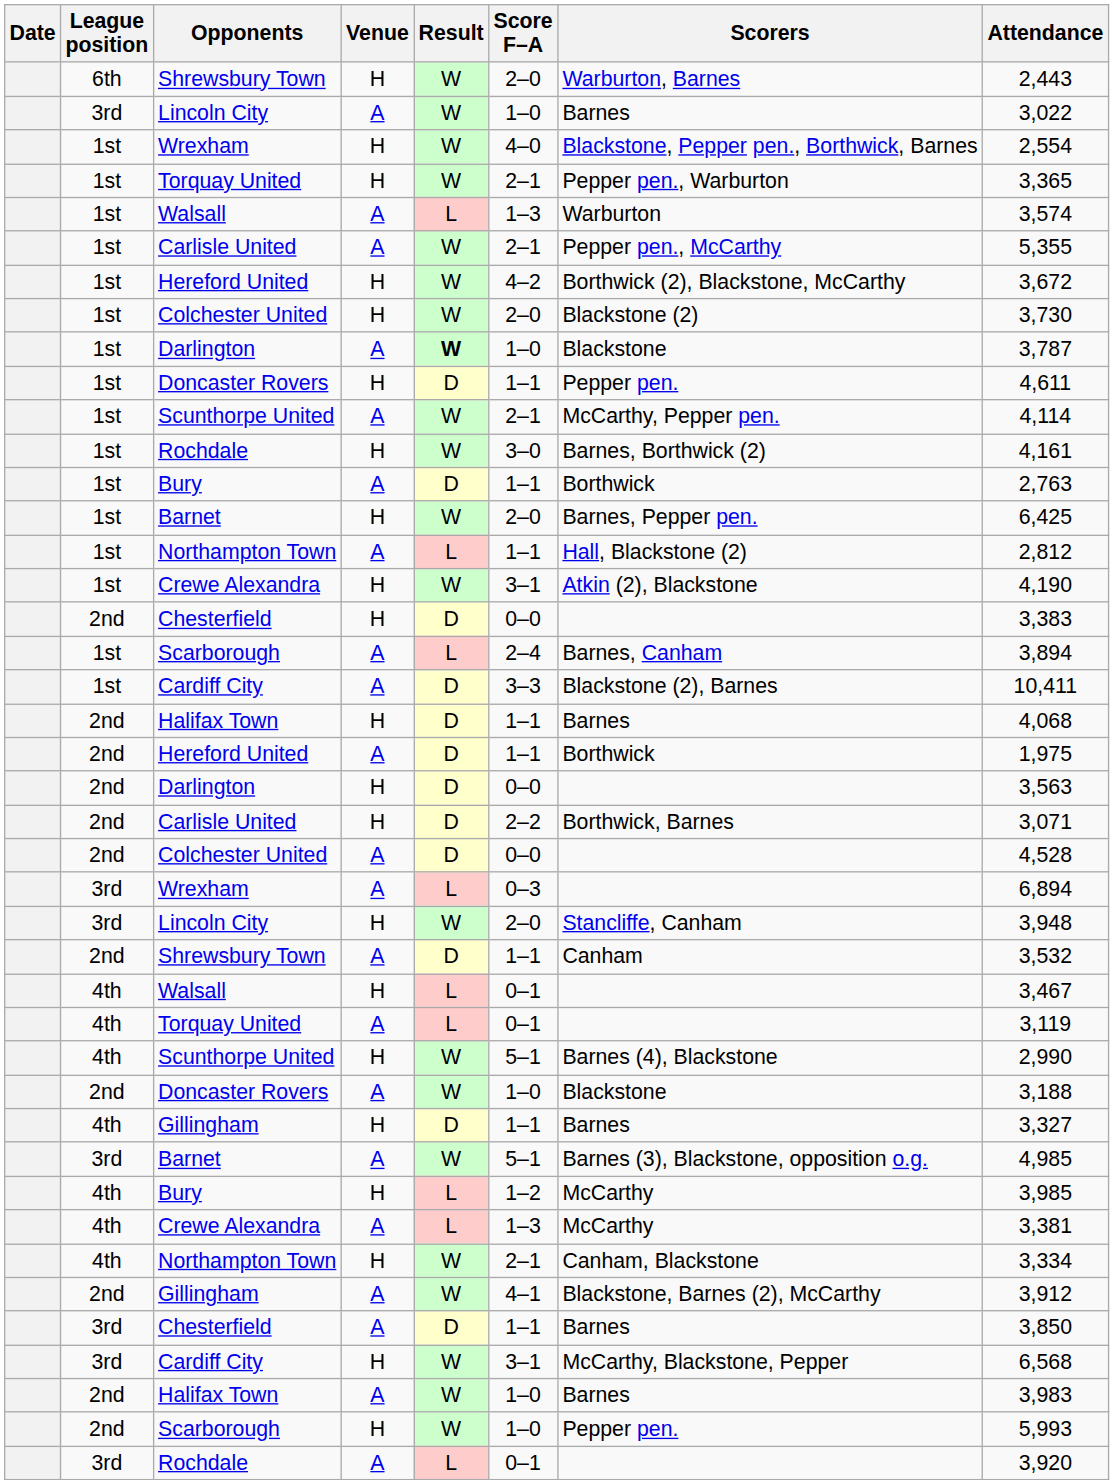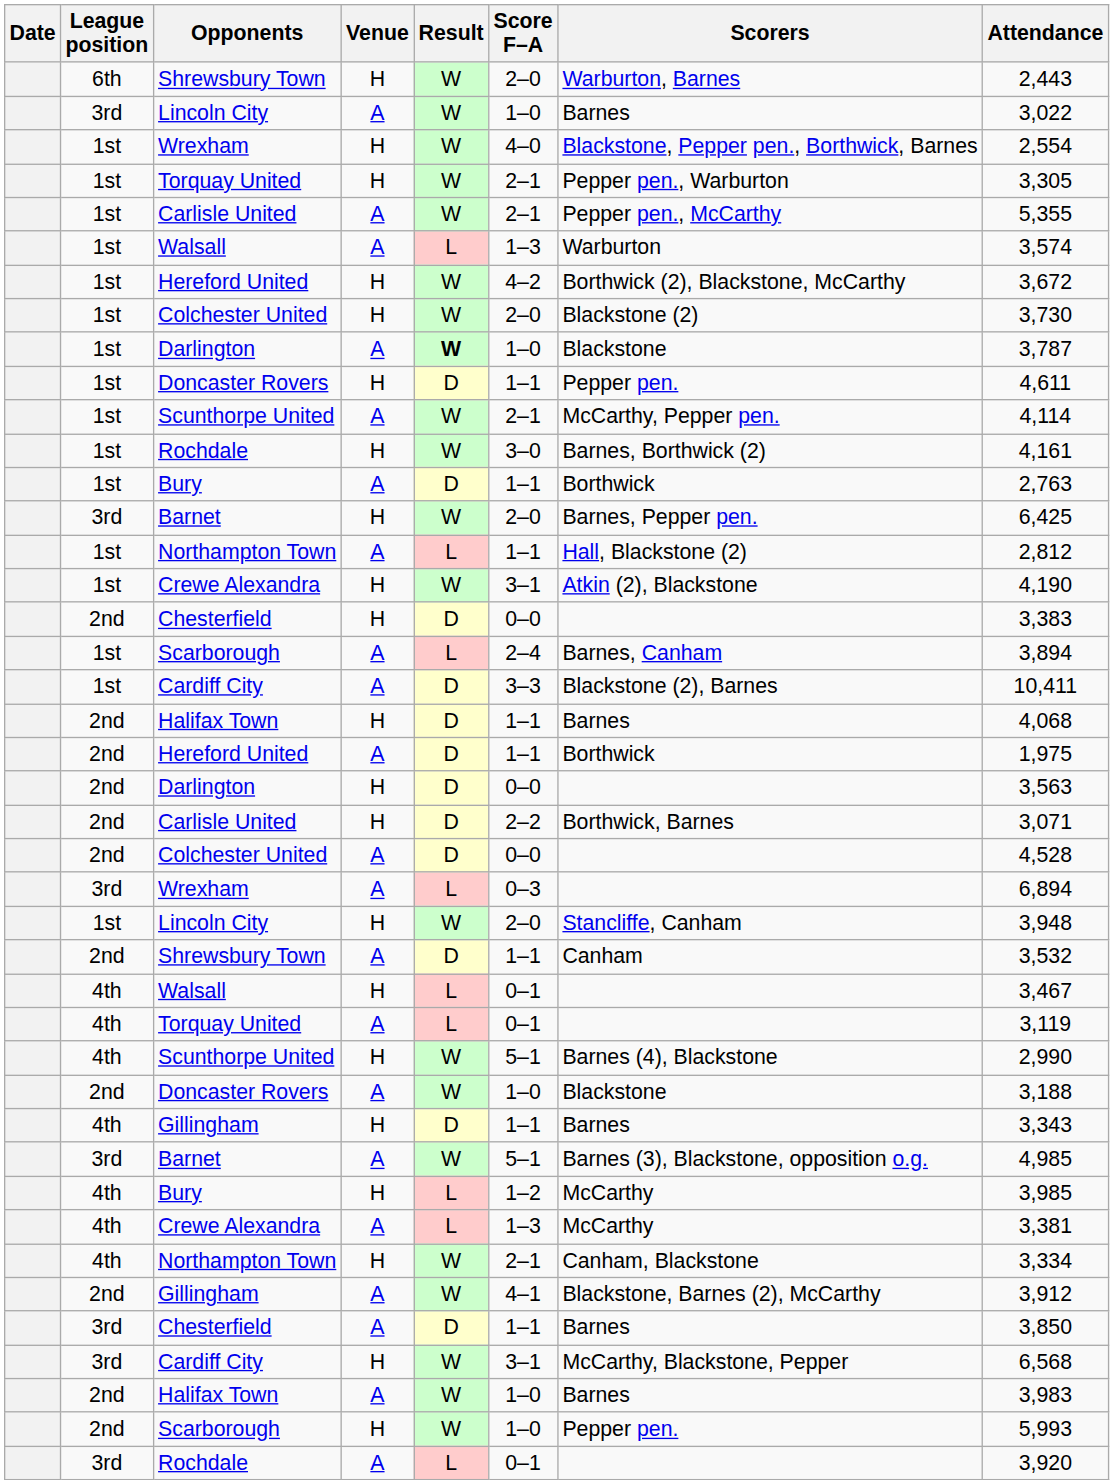(1045, 180) 3,365 -> (1045, 180) 3,305
rows swapped: (192, 214) <-> (227, 247)
(107, 517) 1st -> (107, 517) 3rd
(107, 922) 3rd -> (107, 922) 1st
(1045, 1125) 3,327 -> (1045, 1125) 3,343
